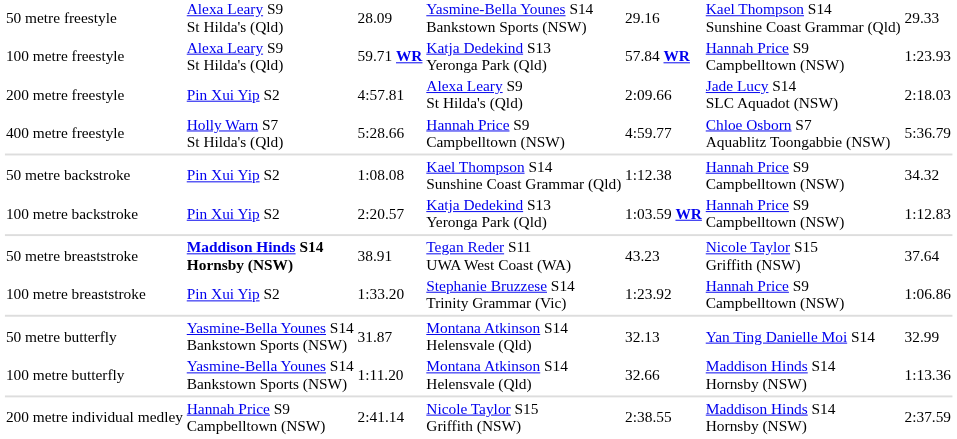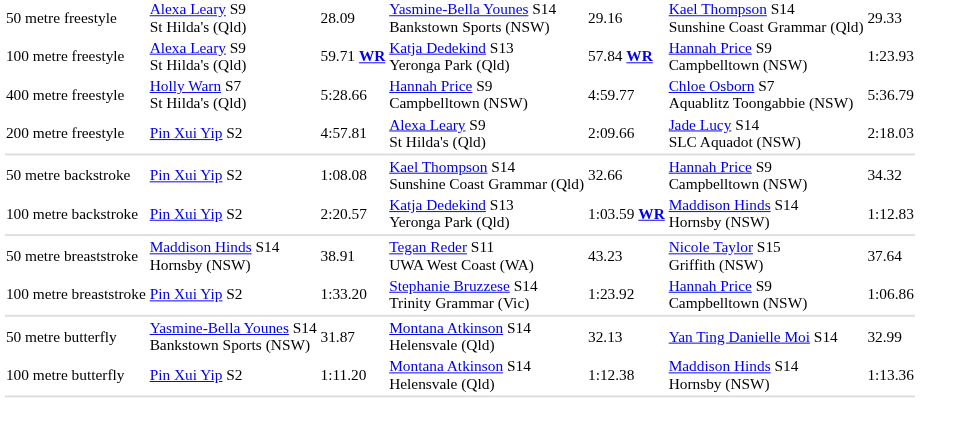rows swapped: (65, 94) <-> (65, 133)
(648, 175) 1:12.38 -> (605, 175) 32.66
(775, 214) Hannah Price S9 Campbelltown (NSW) -> (733, 214) Maddison Hinds S14 Hornsby (NSW)
(255, 256) bold -> (214, 256) normal
(270, 375) Yasmine-Bella Younes S14 Bankstown Sports (NSW) -> (196, 375) Pin Xui Yip S2
(642, 375) 32.66 -> (611, 375) 1:12.38
- row: (94, 417)
